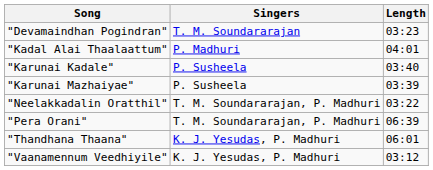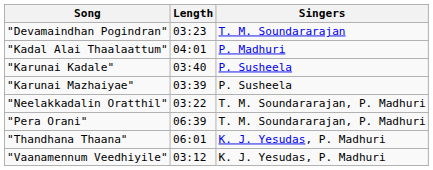columns swapped: (277, 14) <-> (406, 14)
